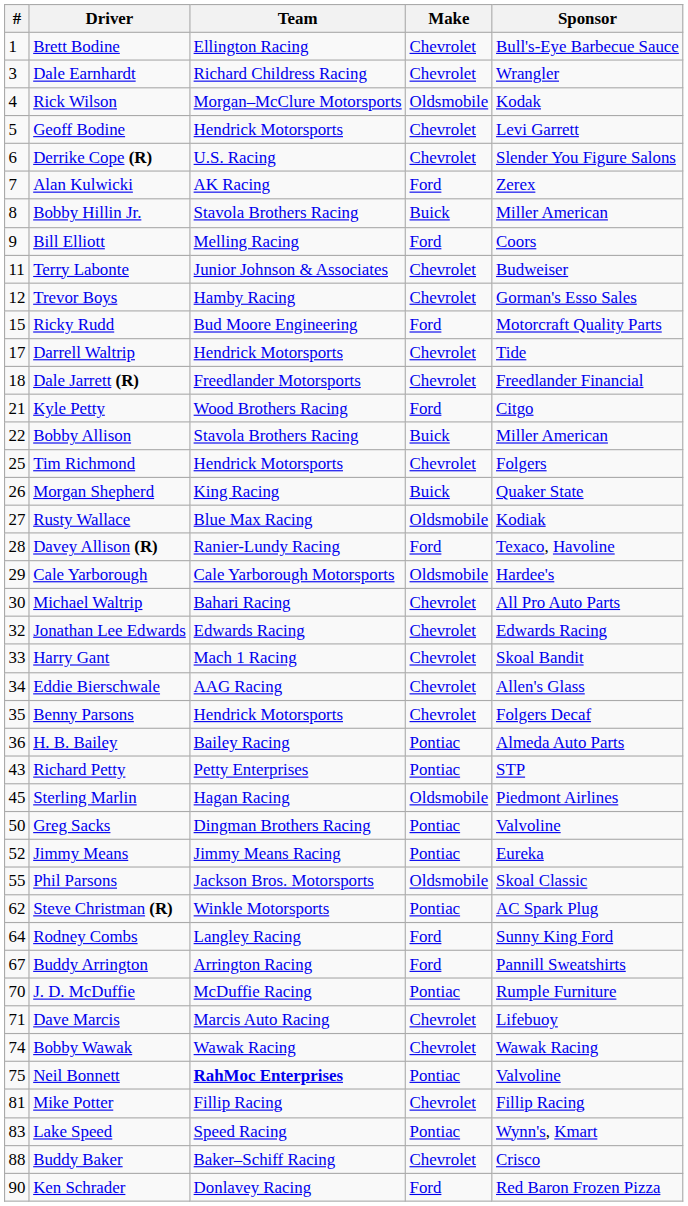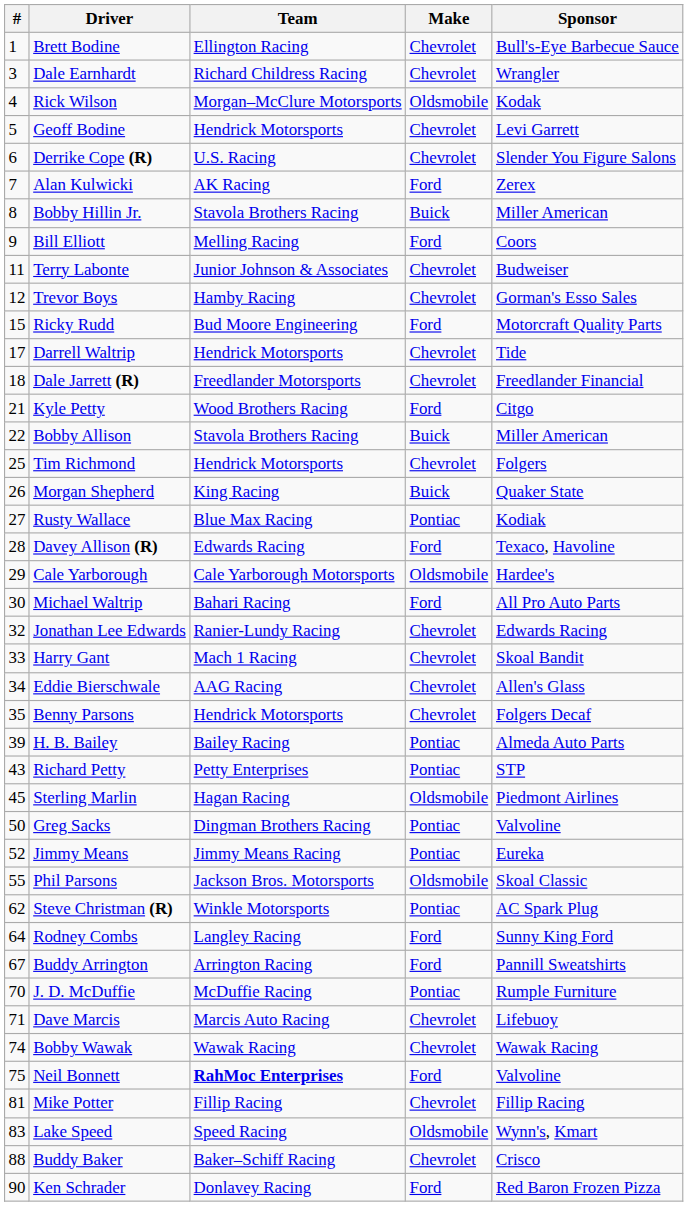(449, 519) Oldsmobile -> (435, 519) Pontiac
(267, 547) Ranier-Lundy Racing -> (249, 547) Edwards Racing
(443, 602) Chevrolet -> (425, 602) Ford
(249, 630) Edwards Racing -> (267, 630) Ranier-Lundy Racing
(17, 741) 36 -> (17, 741) 39
(435, 1075) Pontiac -> (425, 1075) Ford
(435, 1131) Pontiac -> (449, 1131) Oldsmobile
